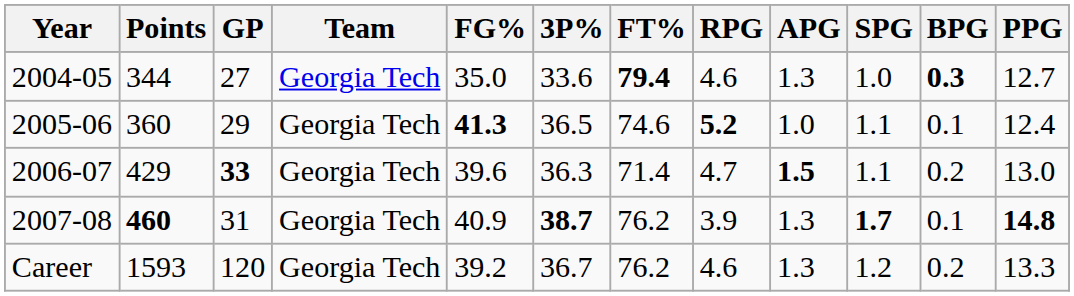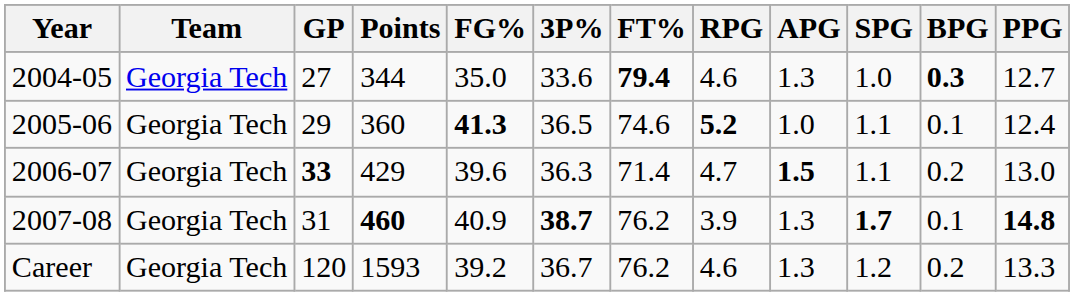columns swapped: (360, 28) <-> (166, 28)
